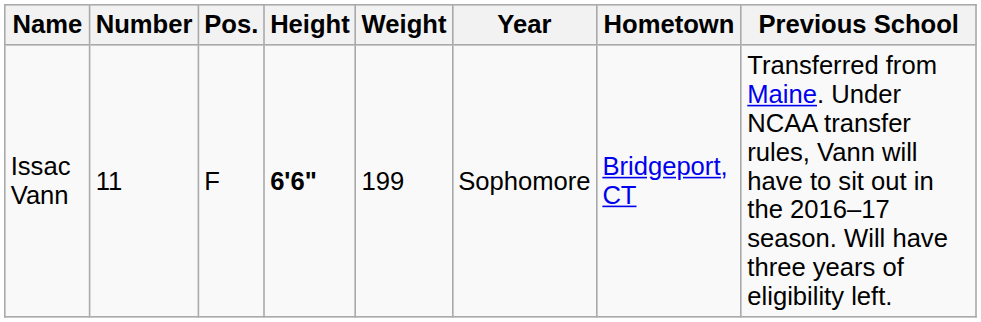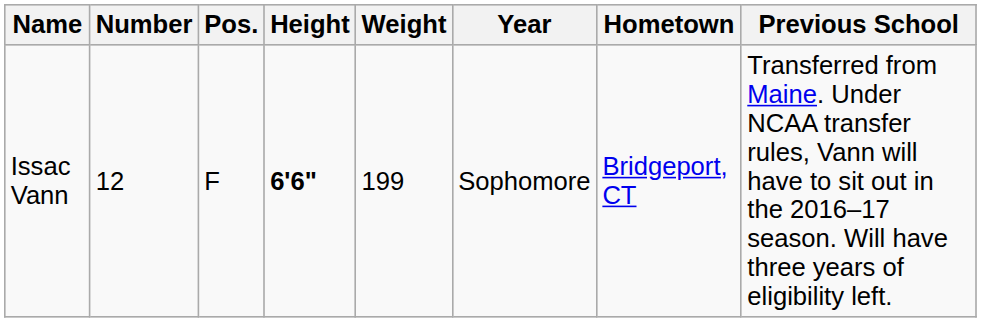(109, 180) 11 -> (110, 180) 12
